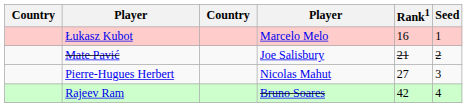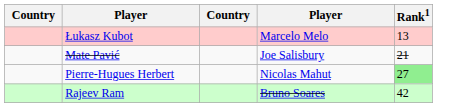- column: (447, 15)
(403, 36) 16 -> (403, 36) 13
(403, 74) no background -> (403, 74) lightgreen background
